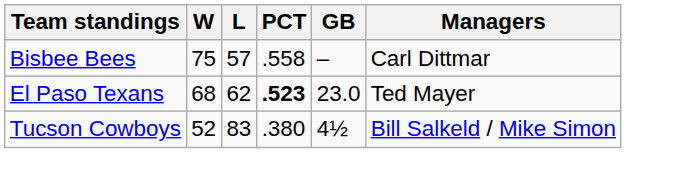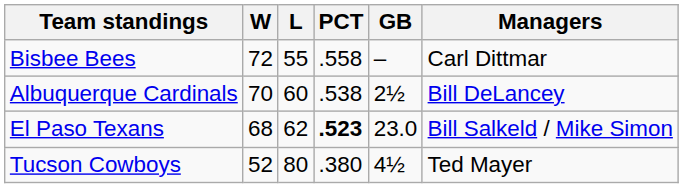(204, 57) 75 -> (261, 57) 72
(239, 57) 57 -> (296, 57) 55
+ row: (124, 93)
(423, 93) Ted Mayer -> (550, 128) Bill Salkeld / Mike Simon
(239, 128) 83 -> (296, 164) 80
(493, 128) Bill Salkeld / Mike Simon -> (480, 164) Ted Mayer
